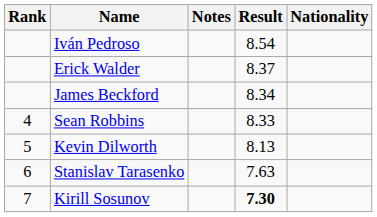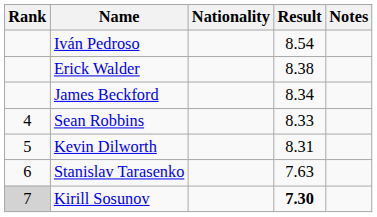columns swapped: (329, 17) <-> (211, 17)
(261, 69) 8.37 -> (300, 69) 8.38
(261, 146) 8.13 -> (300, 146) 8.31
(27, 198) no background -> (27, 198) lightgrey background
